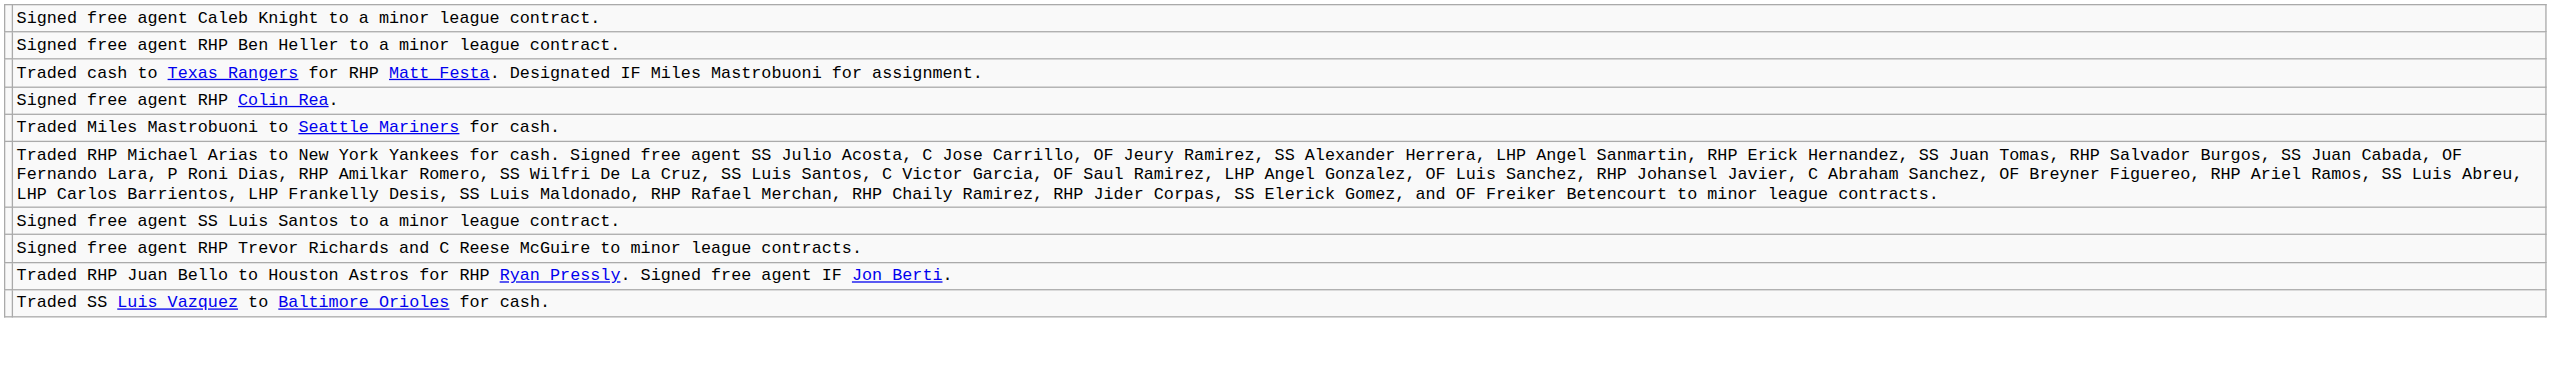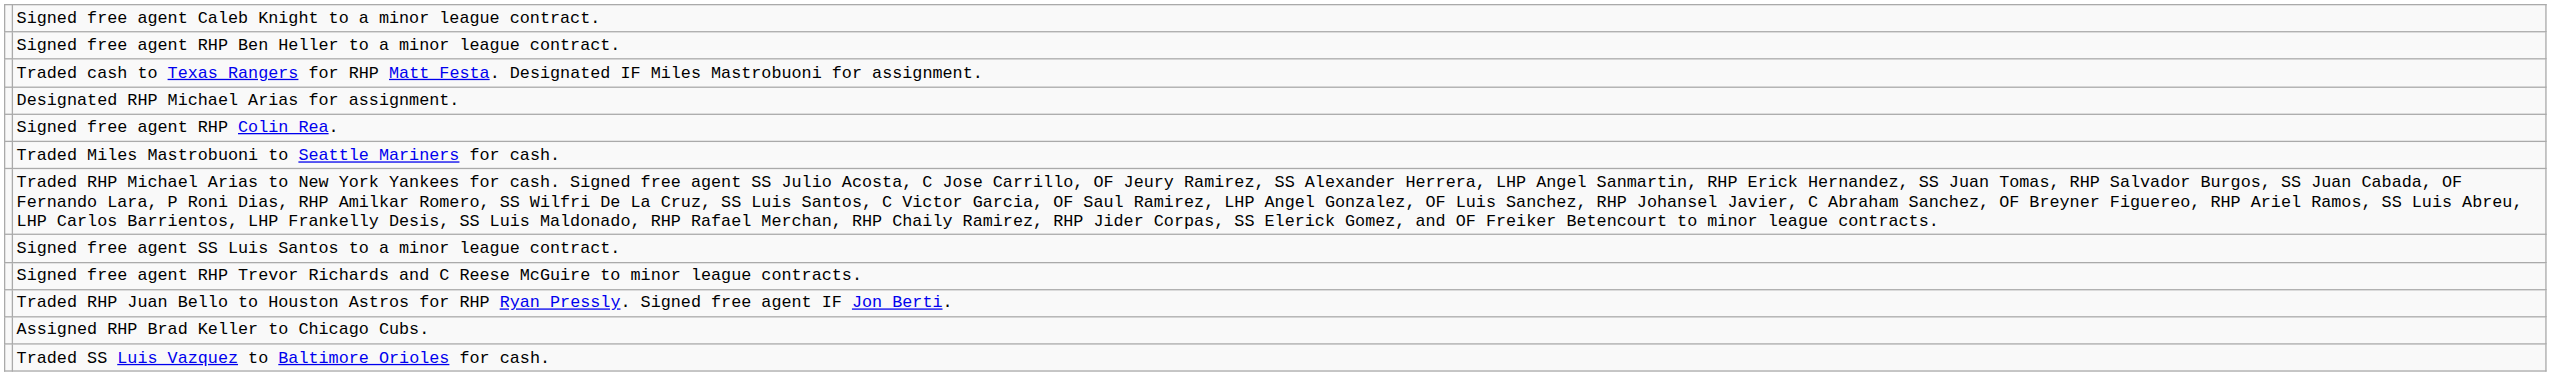+ row: (238, 100)
+ row: (223, 330)
